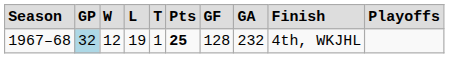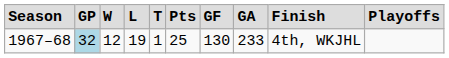(178, 41) bold -> (178, 41) normal
(217, 41) 128 -> (217, 41) 130
(251, 41) 232 -> (251, 41) 233
